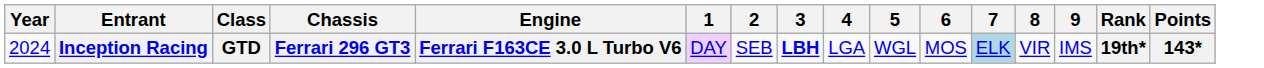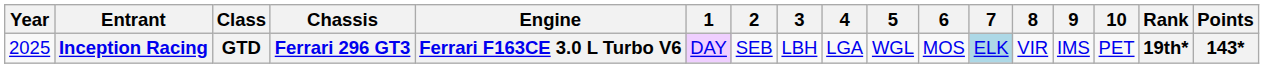+ column: (1117, 19)
(30, 48) 2024 -> (30, 48) 2025
(800, 48) bold -> (799, 48) normal
